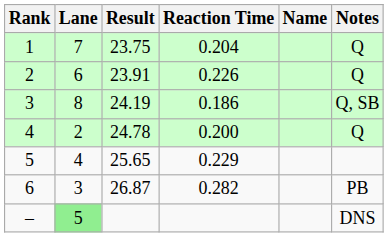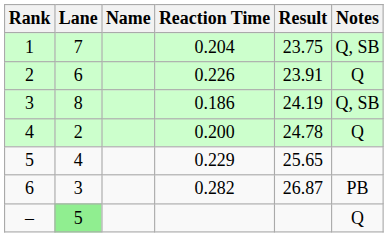columns swapped: (305, 18) <-> (130, 18)
(357, 47) Q -> (357, 47) Q, SB
(357, 217) DNS -> (357, 217) Q
